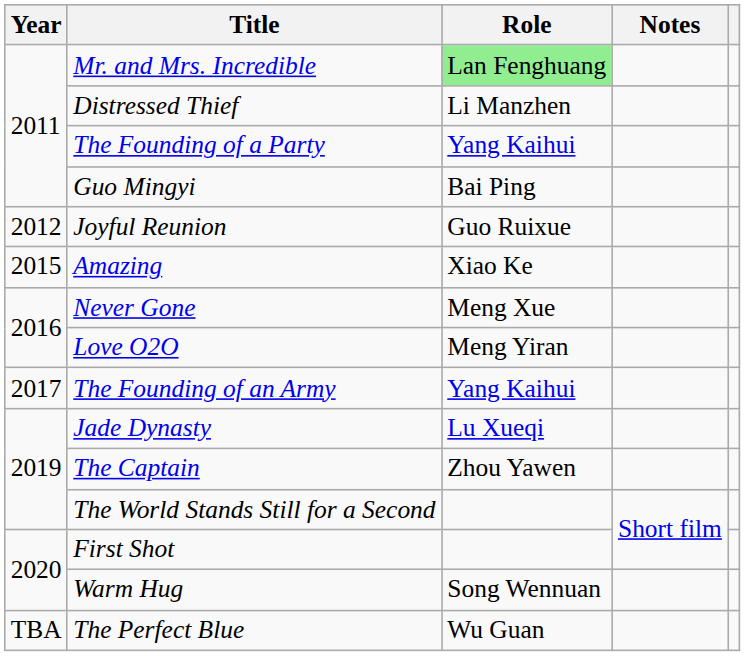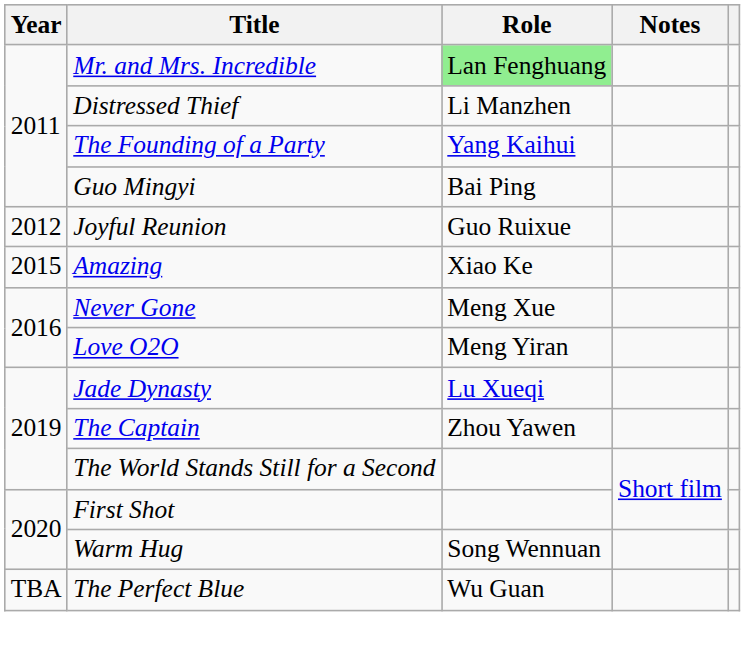- row: (204, 387)
